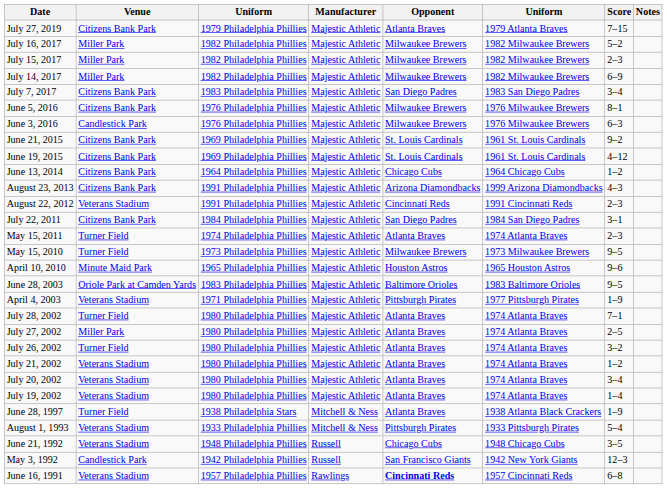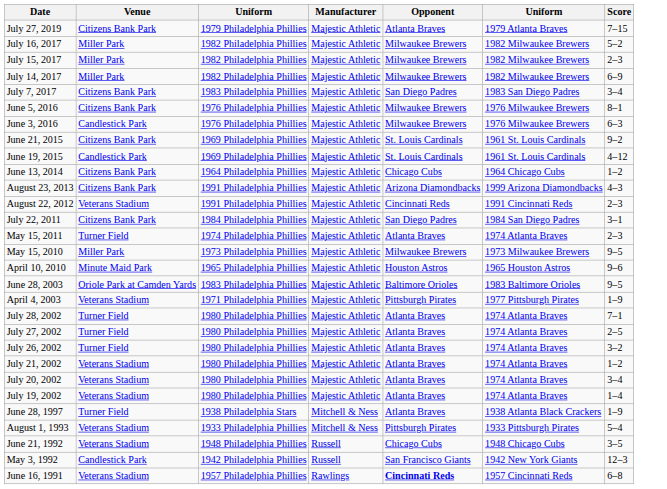- column: (648, 12)
(117, 156) Citizens Bank Park -> (113, 156) Candlestick Park
(103, 252) Turner Field -> (101, 252) Miller Park
(101, 332) Miller Park -> (103, 332) Turner Field
